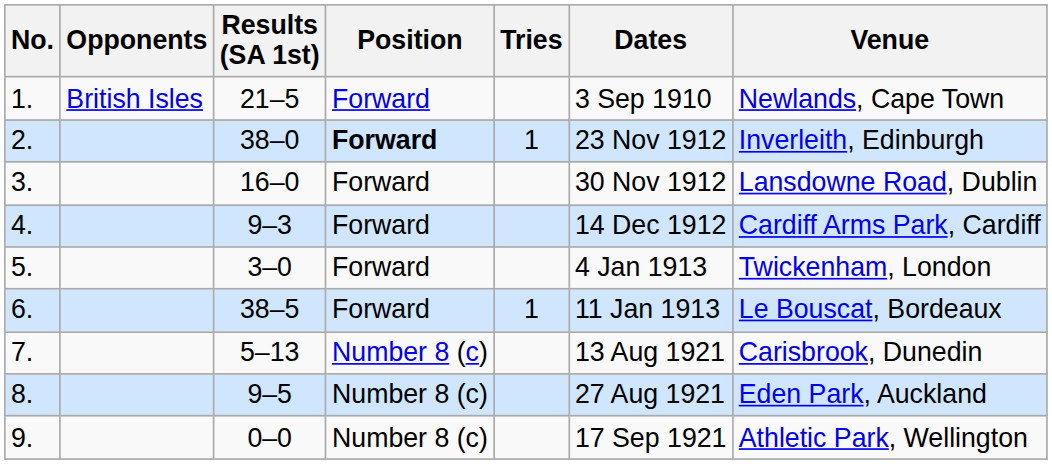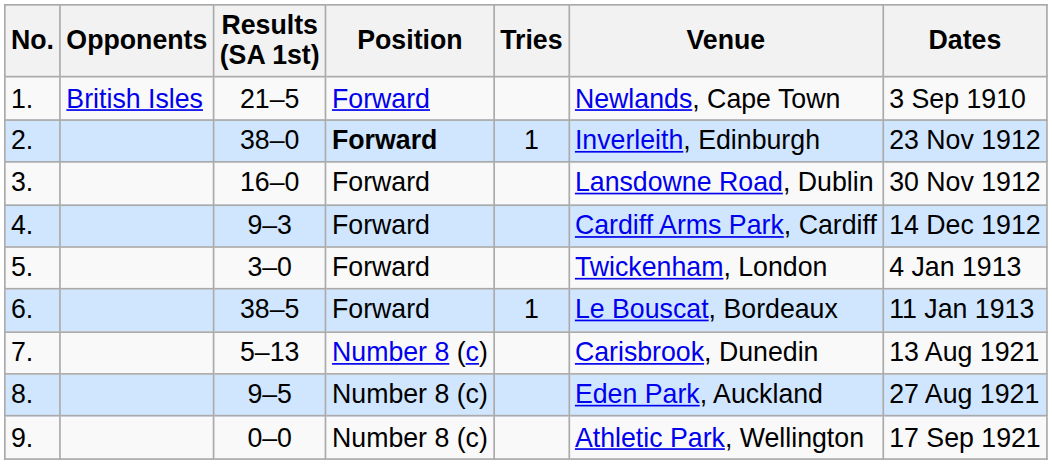columns swapped: (651, 40) <-> (890, 40)
